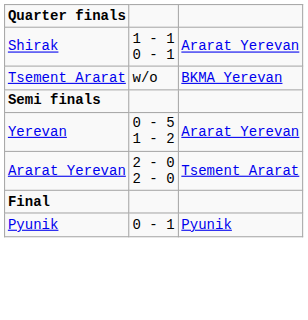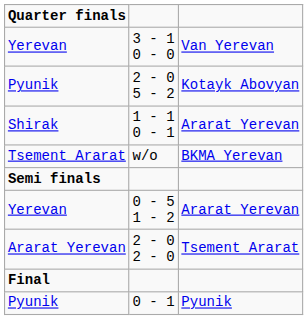+ row: (37, 47)
+ row: (33, 86)
